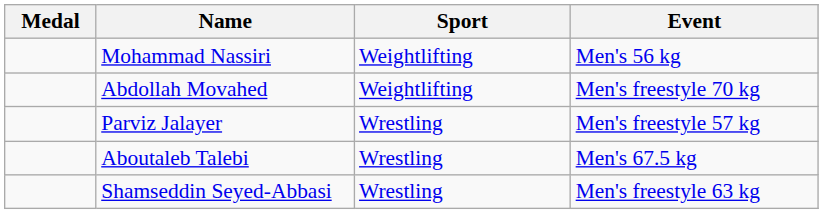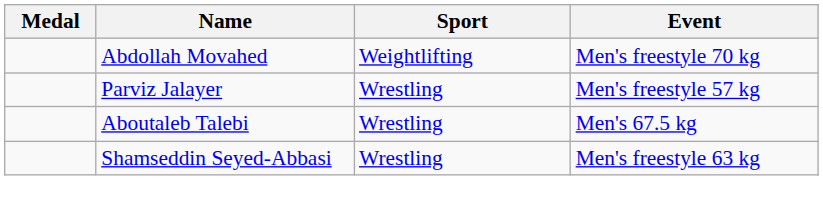- row: (186, 55)
